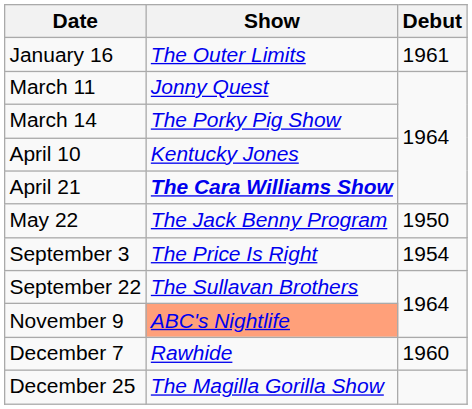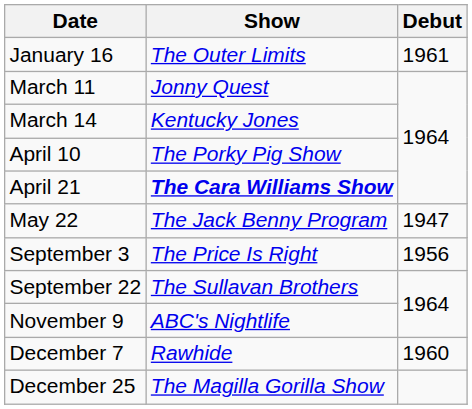(246, 120) The Porky Pig Show -> (225, 120) Kentucky Jones
(225, 154) Kentucky Jones -> (246, 154) The Porky Pig Show
(426, 220) 1950 -> (426, 220) 1947
(426, 253) 1954 -> (426, 253) 1956
(220, 320) lightsalmon background -> (220, 320) no background
